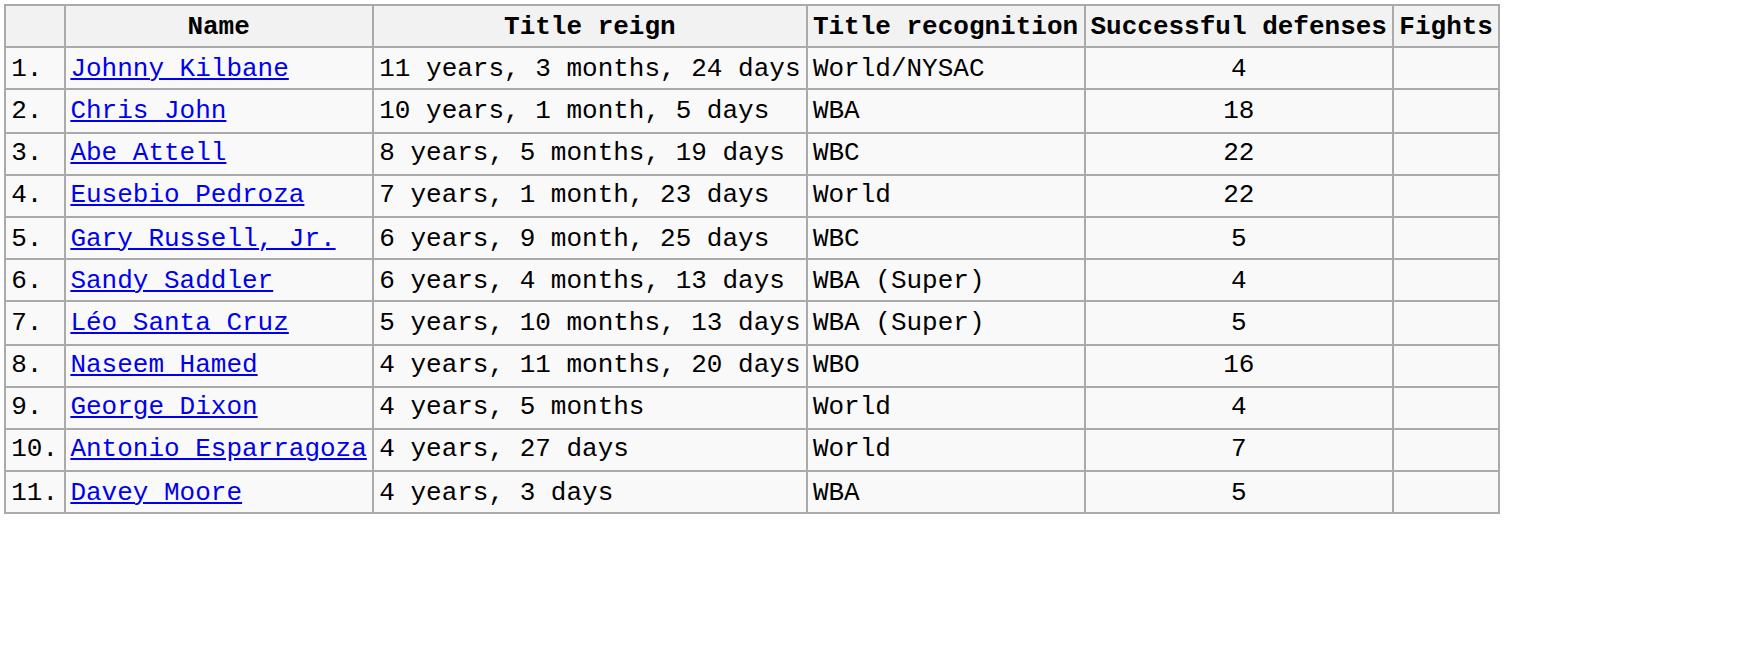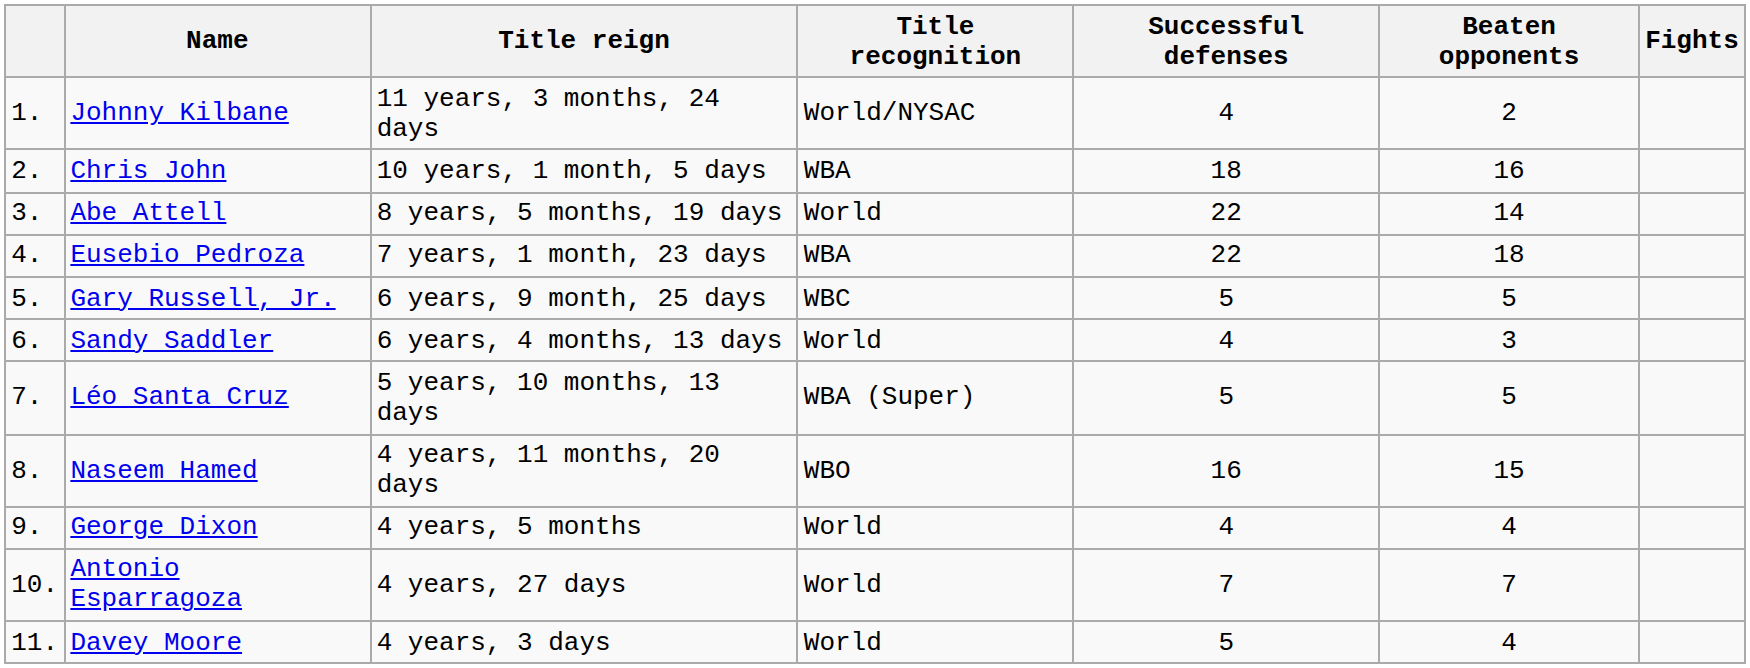+ column: (1509, 41)
(836, 153) WBC -> (843, 213) World
(852, 196) World -> (827, 256) WBA
(899, 280) WBA (Super) -> (843, 340) World
(836, 492) WBA -> (843, 642) World
